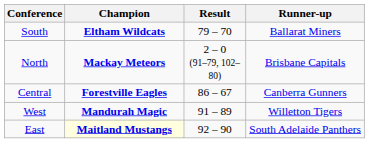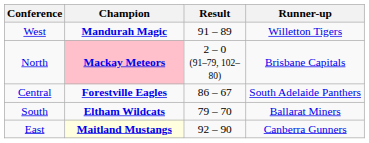rows swapped: (35, 31) <-> (35, 111)
(124, 62) no background -> (124, 62) pink background
(305, 93) Canberra Gunners -> (305, 93) South Adelaide Panthers
(305, 129) South Adelaide Panthers -> (305, 129) Canberra Gunners
